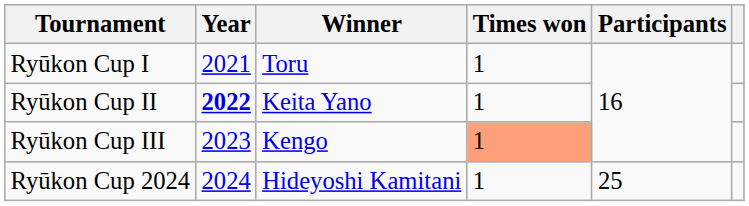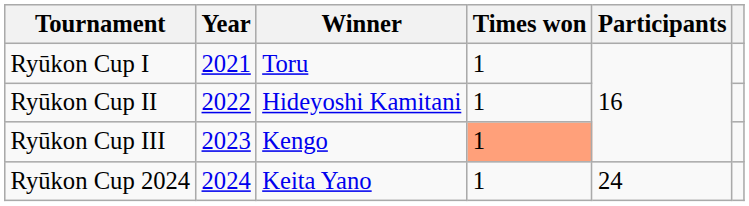(226, 102) bold -> (226, 102) normal
(317, 102) Keita Yano -> (362, 102) Hideyoshi Kamitani
(362, 180) Hideyoshi Kamitani -> (317, 180) Keita Yano
(610, 180) 25 -> (610, 180) 24
